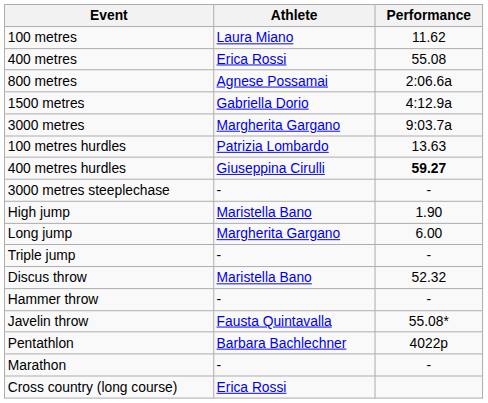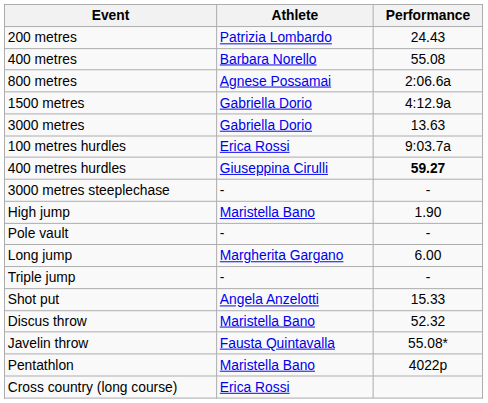- row: (42, 38)
+ row: (42, 38)
(252, 59) Erica Rossi -> (268, 59) Barbara Norello
(278, 125) Margherita Gargano -> (266, 125) Gabriella Dorio
(429, 125) 9:03.7a -> (428, 125) 13.63
(273, 147) Patrizia Lombardo -> (255, 147) Erica Rossi
(429, 147) 13.63 -> (428, 147) 9:03.7a
+ row: (38, 234)
+ row: (33, 300)
- row: (53, 300)
(281, 343) Barbara Bachlechner -> (267, 365) Maristella Bano
- row: (37, 365)
